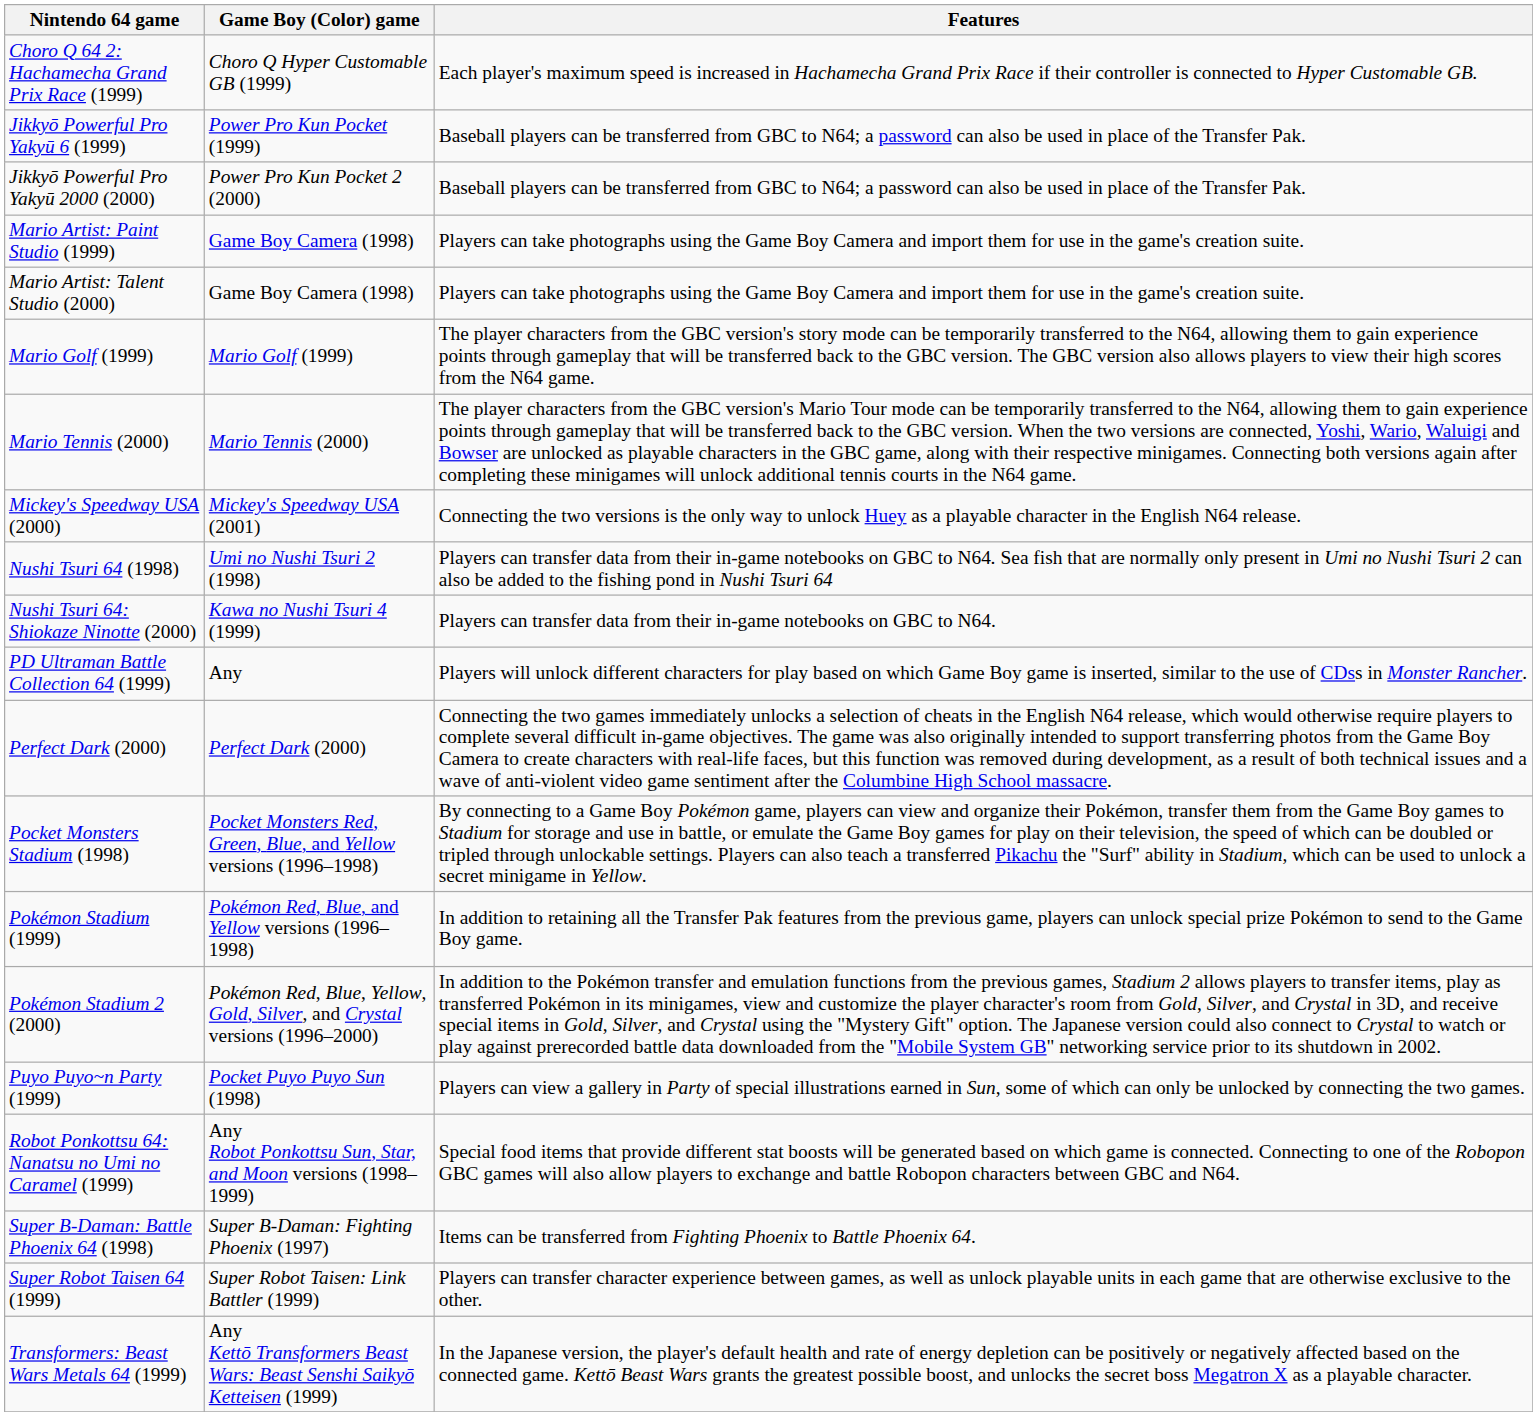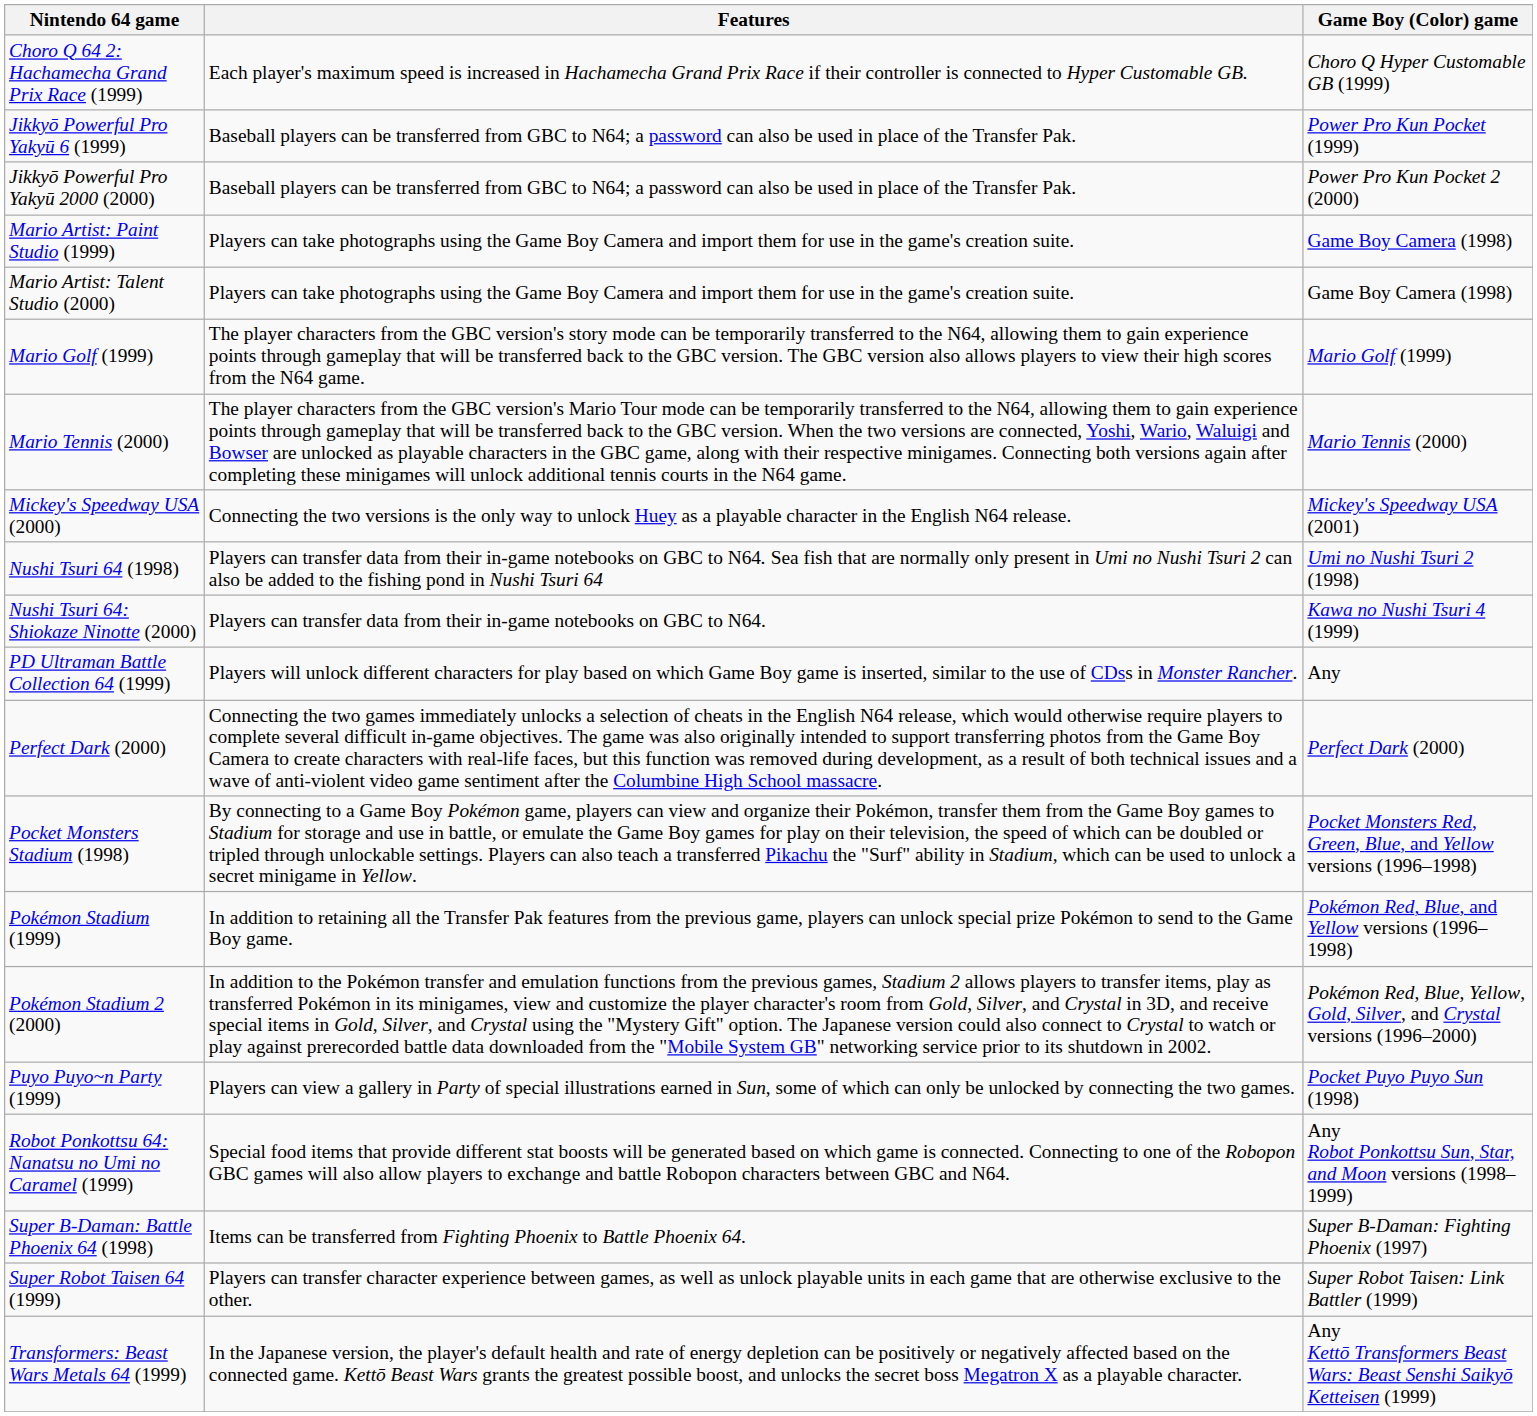columns swapped: (319, 19) <-> (984, 19)
